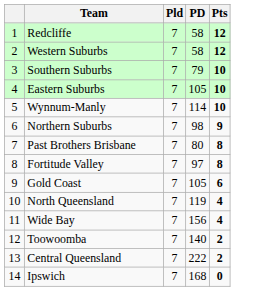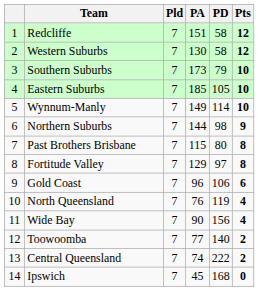+ column: (197, 13)
(197, 182) 105 -> (221, 182) 106
